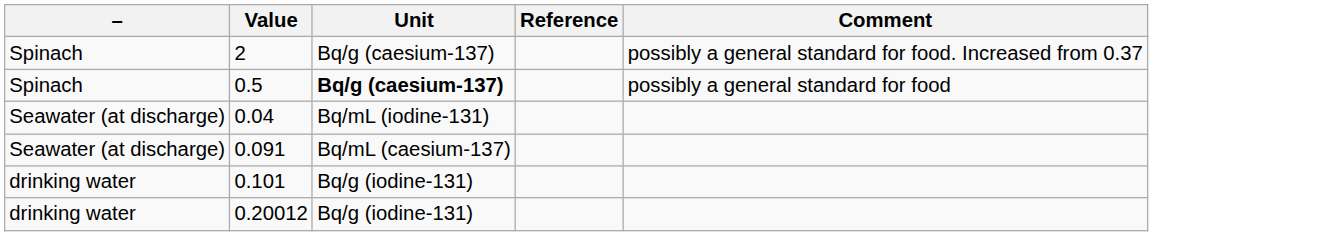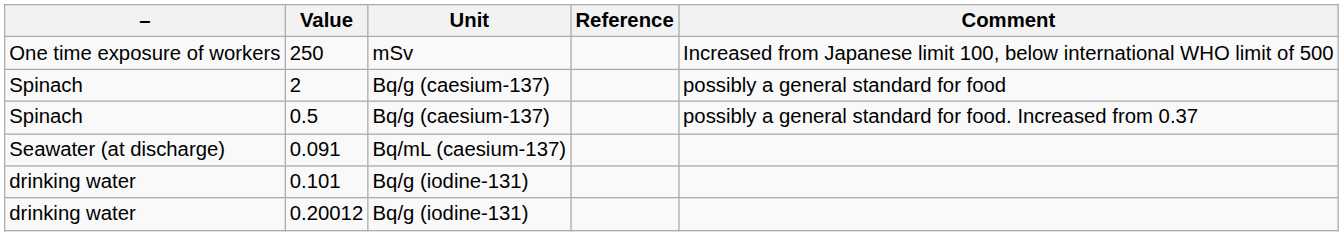+ row: (307, 52)
(885, 52) possibly a general standard for food. Increased from 0.37 -> (845, 85) possibly a general standard for food
(410, 85) bold -> (461, 117) normal
(789, 85) possibly a general standard for food -> (941, 117) possibly a general standard for food. Increased from 0.37
- row: (254, 117)
